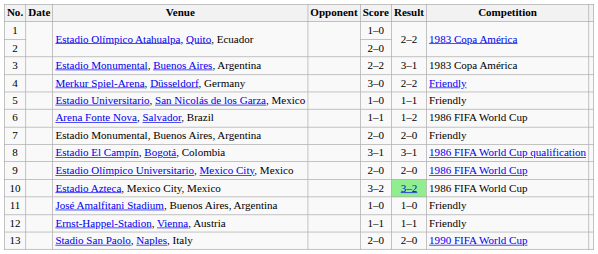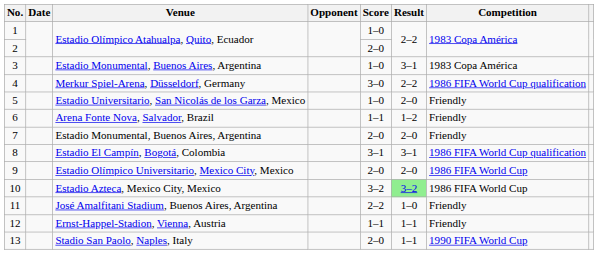(376, 65) 2–2 -> (376, 65) 1–0
(448, 83) Friendly -> (508, 83) 1986 FIFA World Cup qualification
(409, 100) 1–1 -> (409, 100) 2–0
(478, 118) 1986 FIFA World Cup -> (448, 118) Friendly
(376, 205) 1–0 -> (376, 205) 2–2
(409, 240) 2–0 -> (409, 240) 1–1
